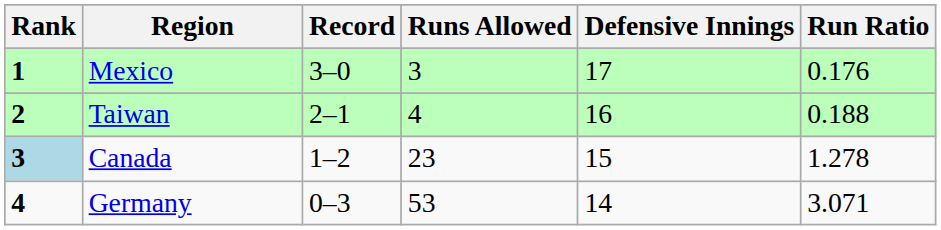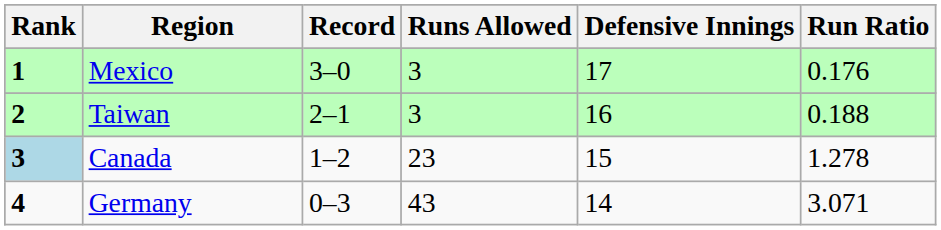(415, 114) 4 -> (415, 114) 3
(422, 202) 53 -> (422, 202) 43
